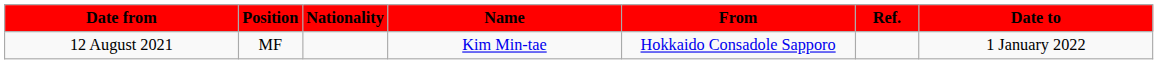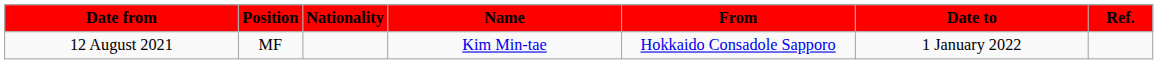columns swapped: (1036, 18) <-> (887, 18)
